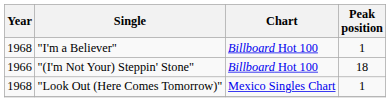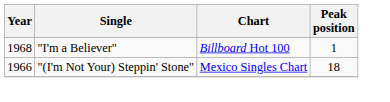(273, 67) Billboard Hot 100 -> (253, 67) Mexico Singles Chart
- row: (130, 86)
